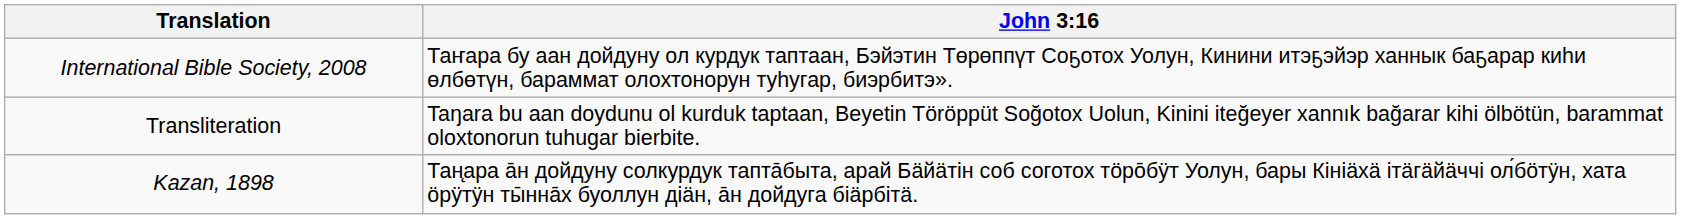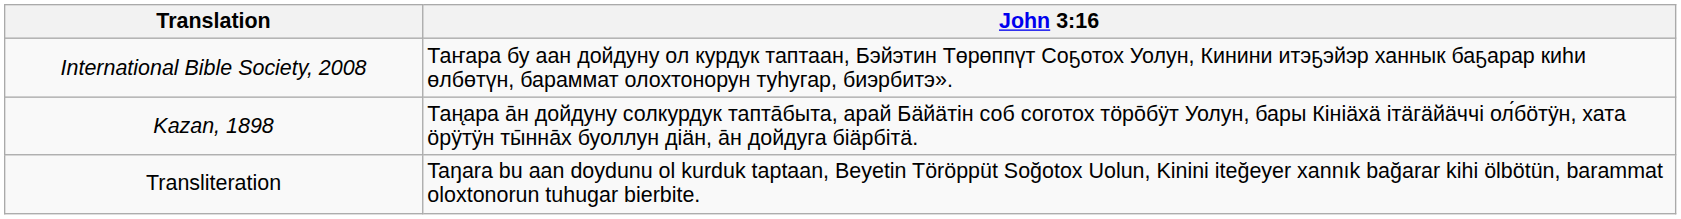rows swapped: (214, 125) <-> (214, 183)
